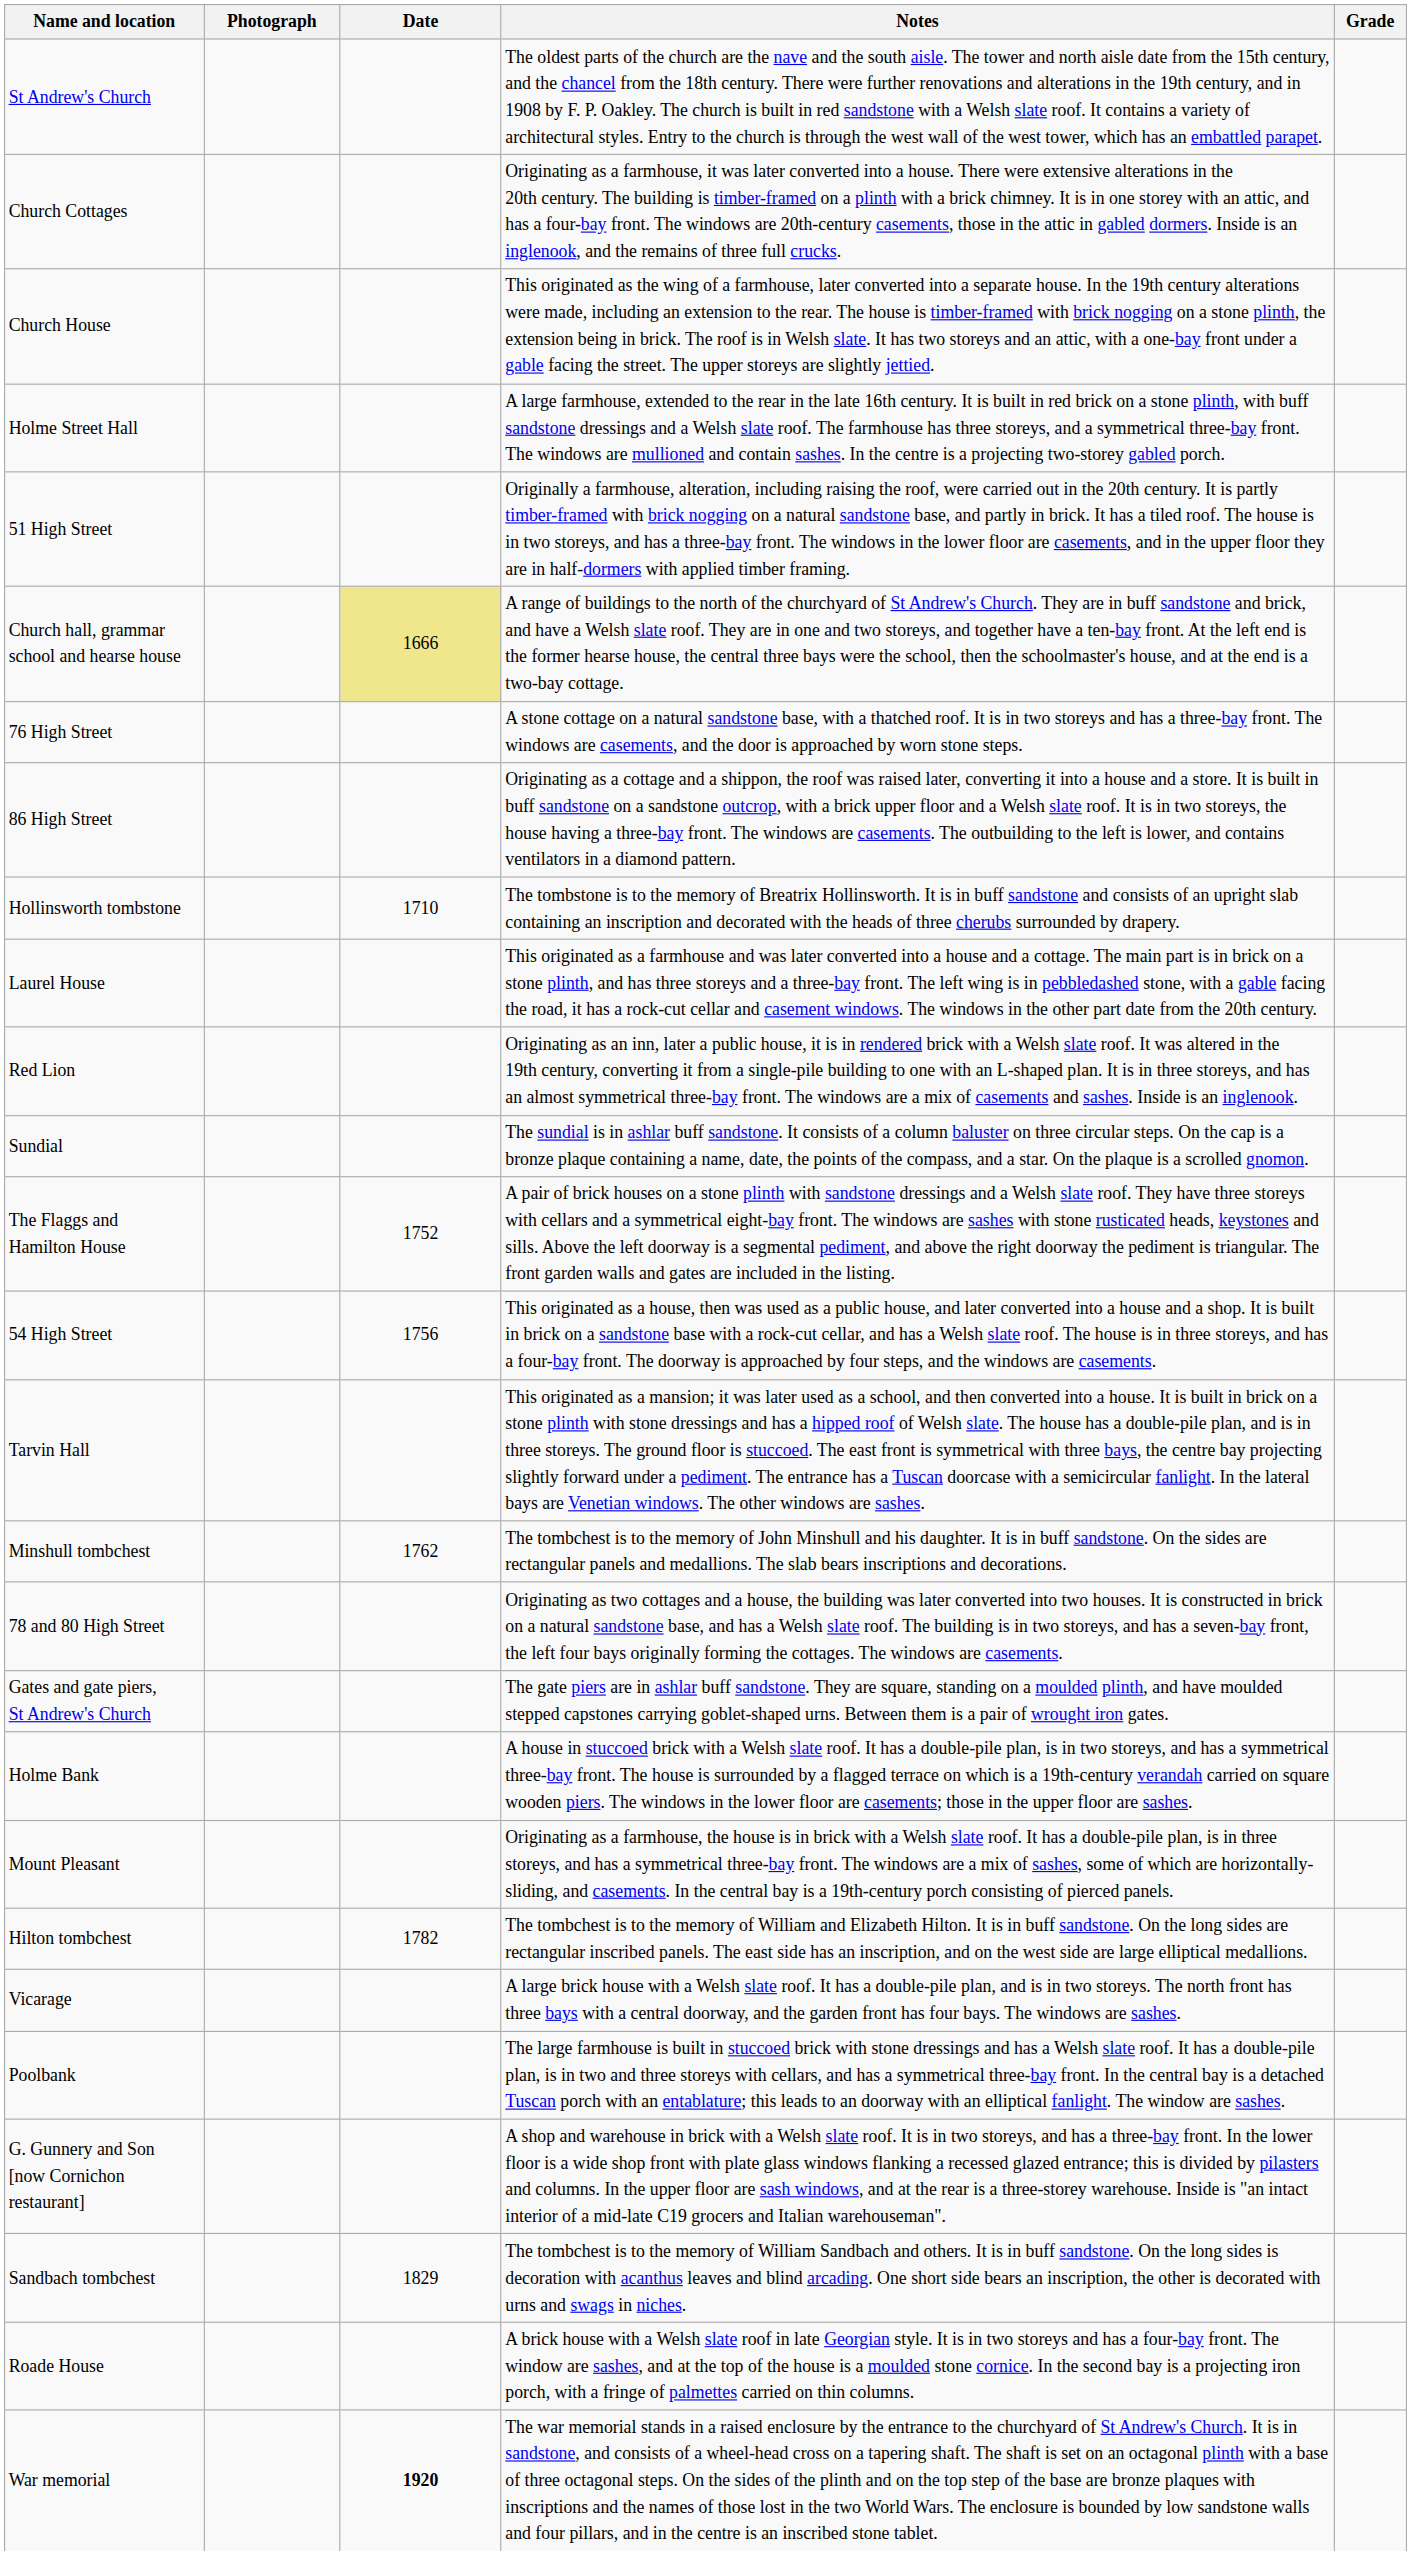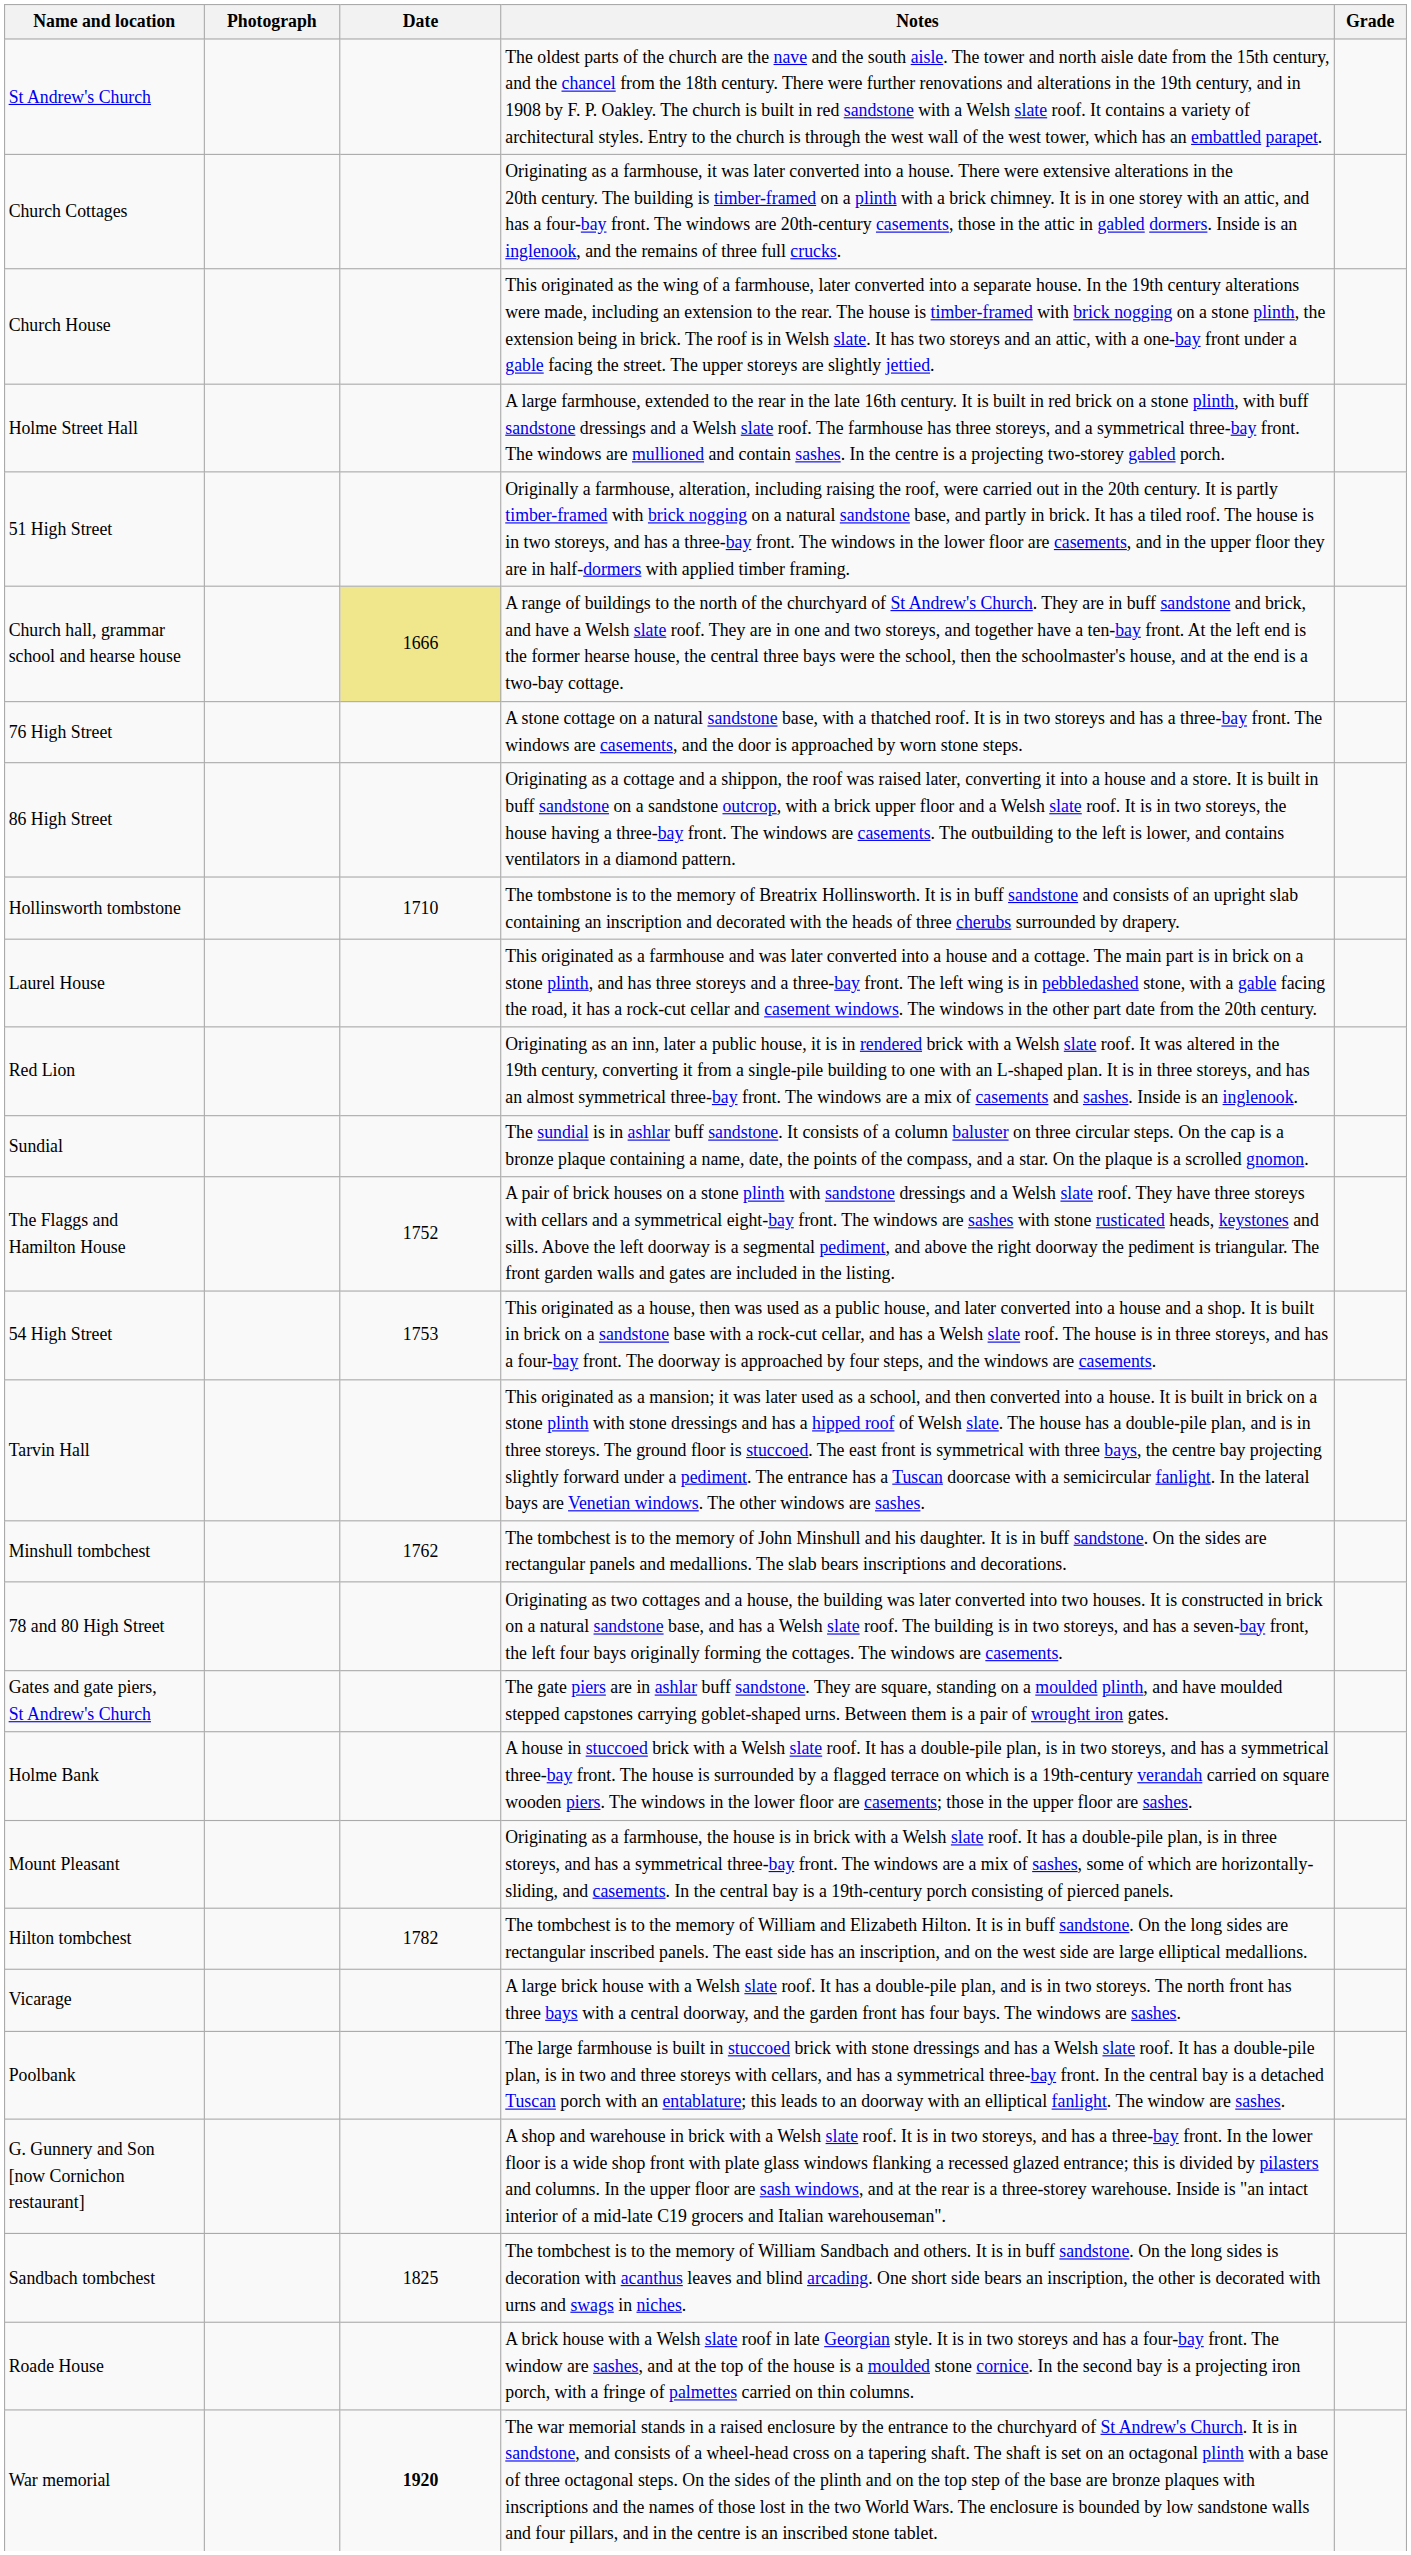(421, 1335) 1756 -> (421, 1335) 1753
(421, 2277) 1829 -> (421, 2277) 1825
